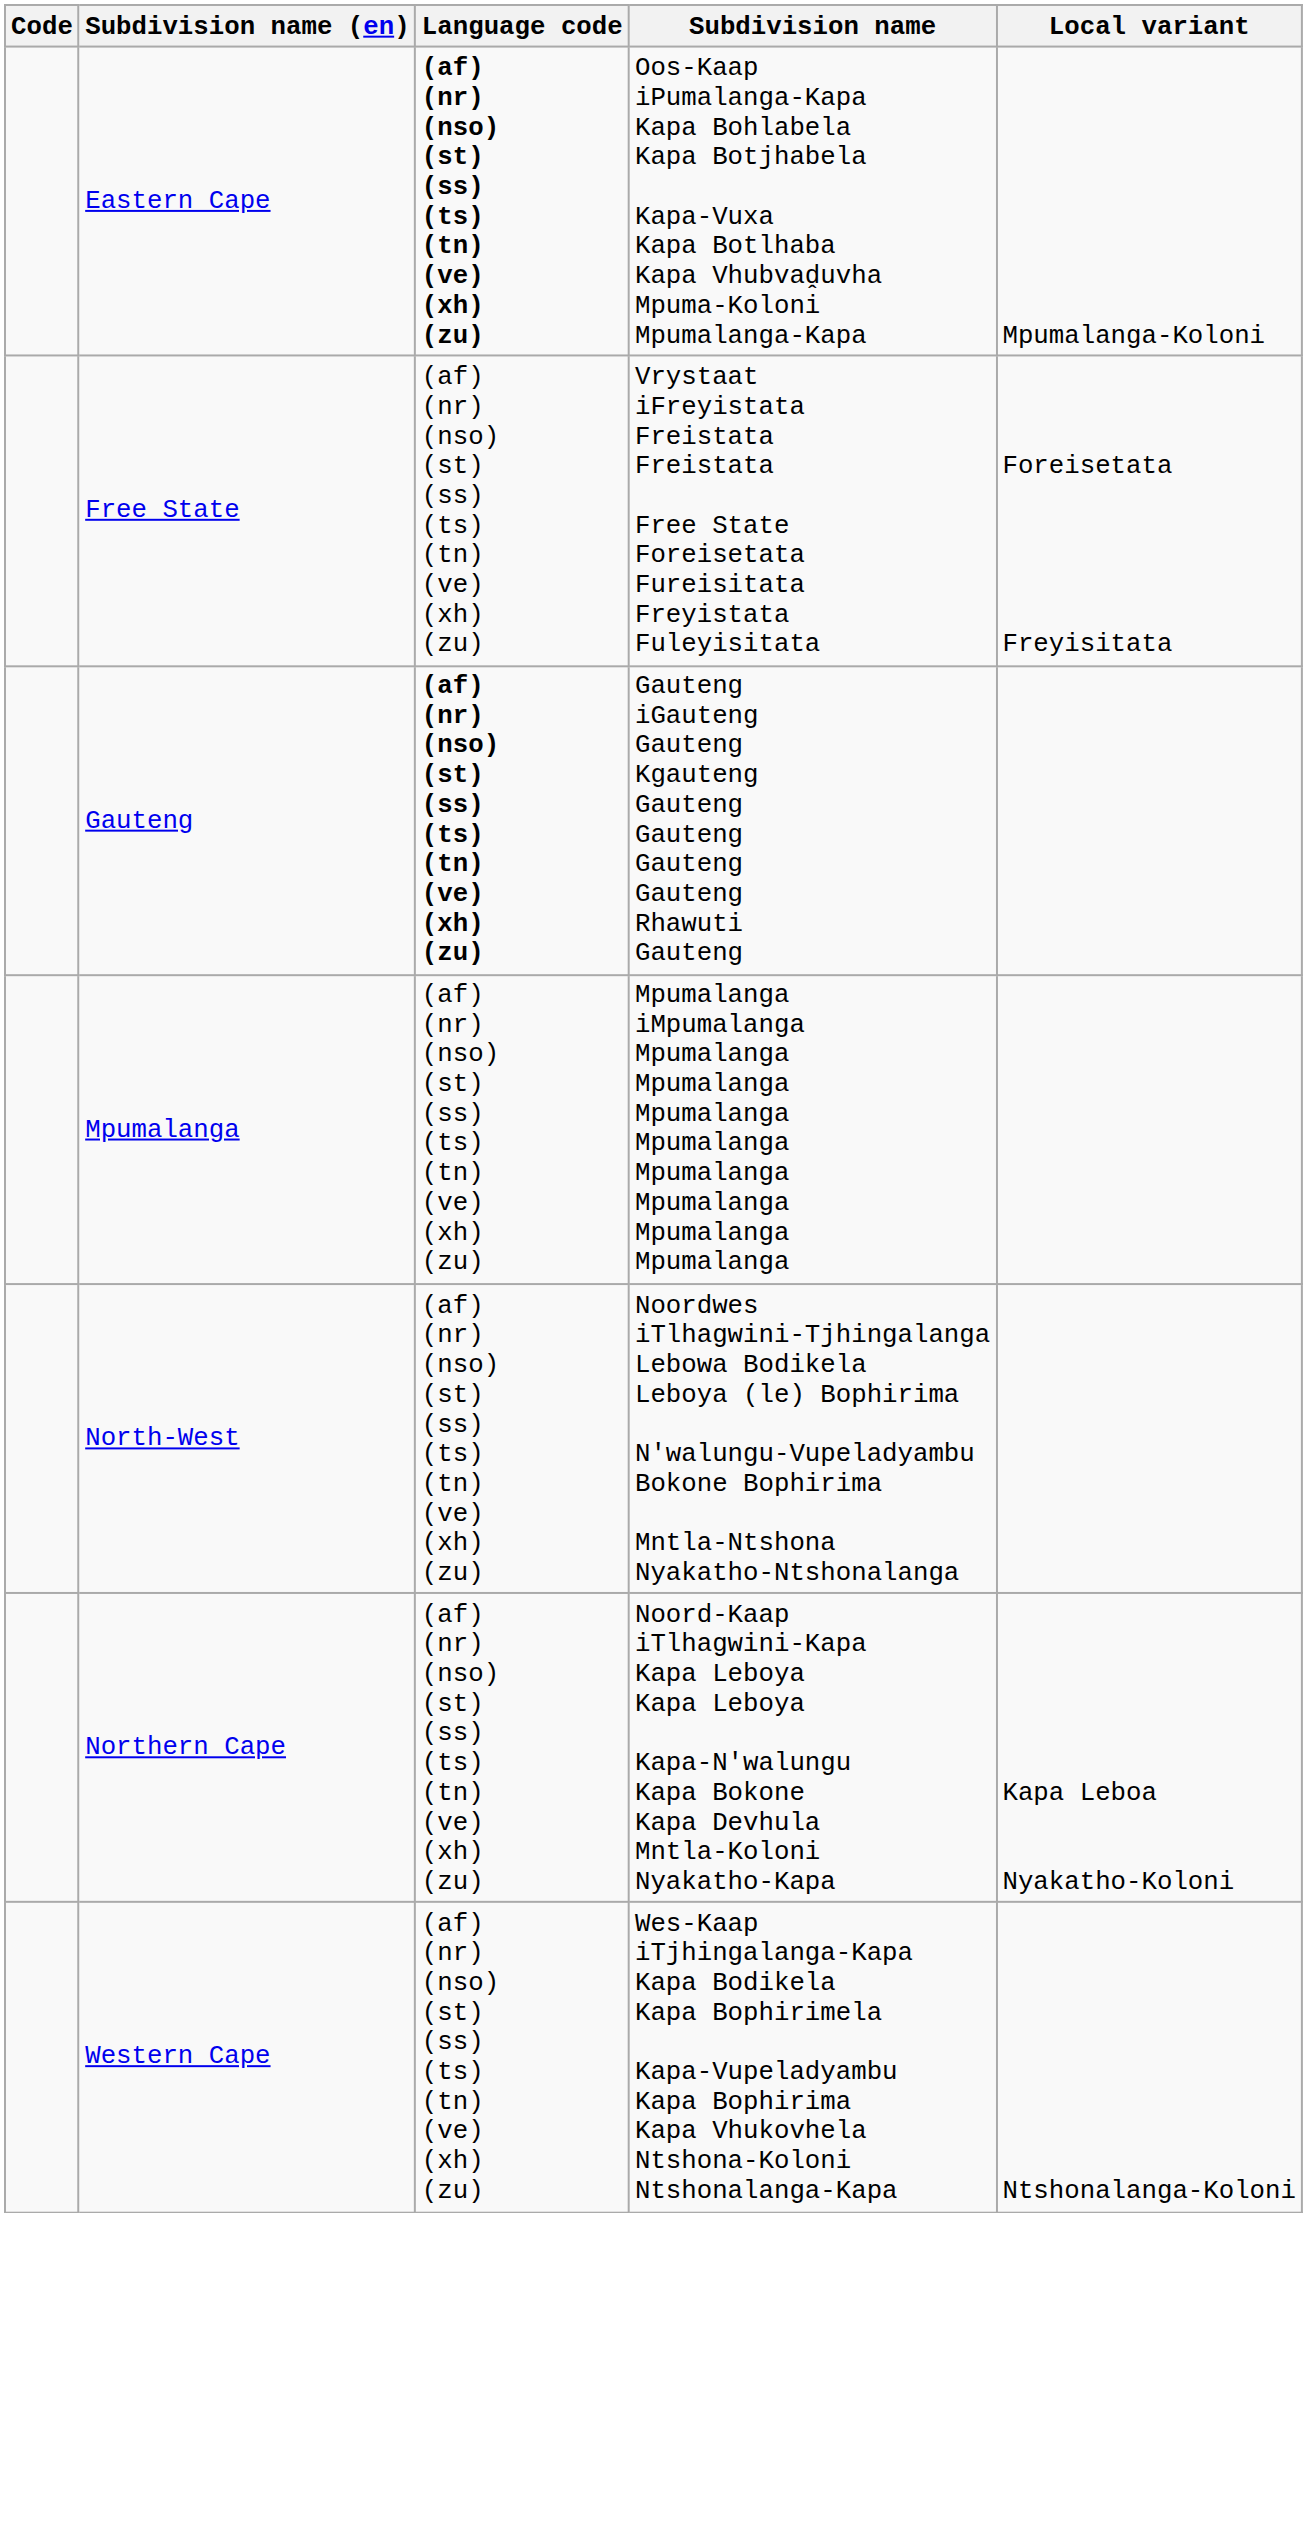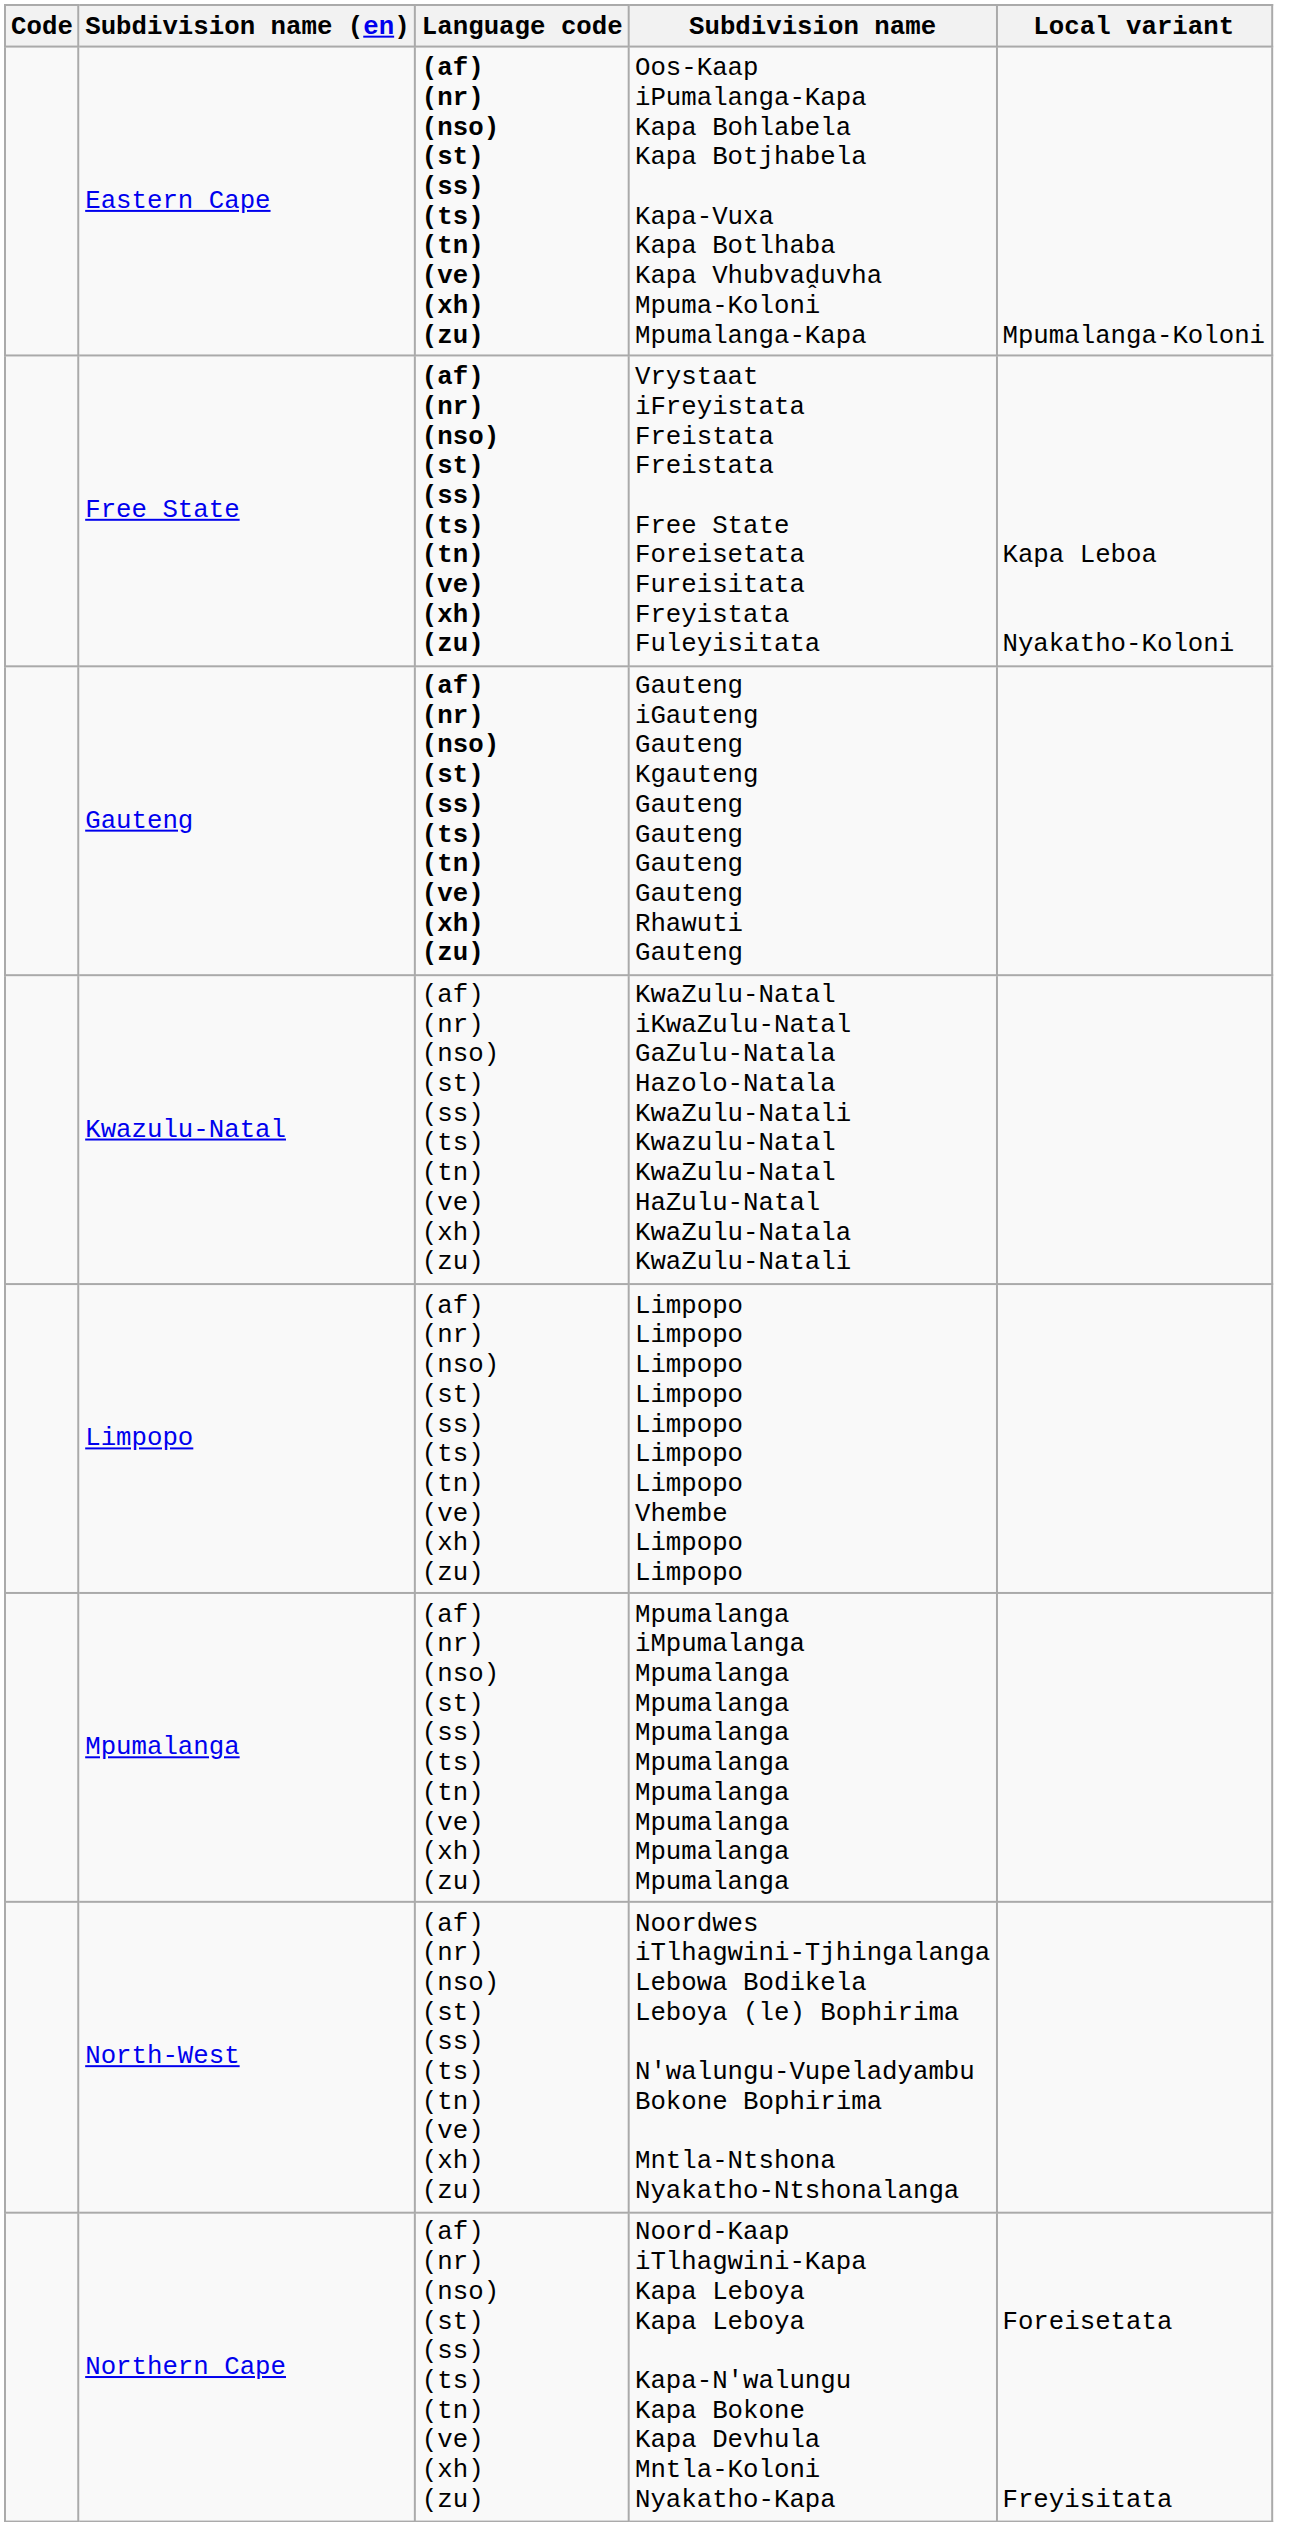(460, 511) normal -> (460, 511) bold
(1087, 555) Foreisetata Freyisitata -> (1118, 600) Kapa Leboa Nyakatho-Koloni
+ row: (186, 1129)
+ row: (139, 1439)
(1118, 1837) Kapa Leboa Nyakatho-Koloni -> (1087, 2411) Foreisetata Freyisitata
- row: (178, 2057)
